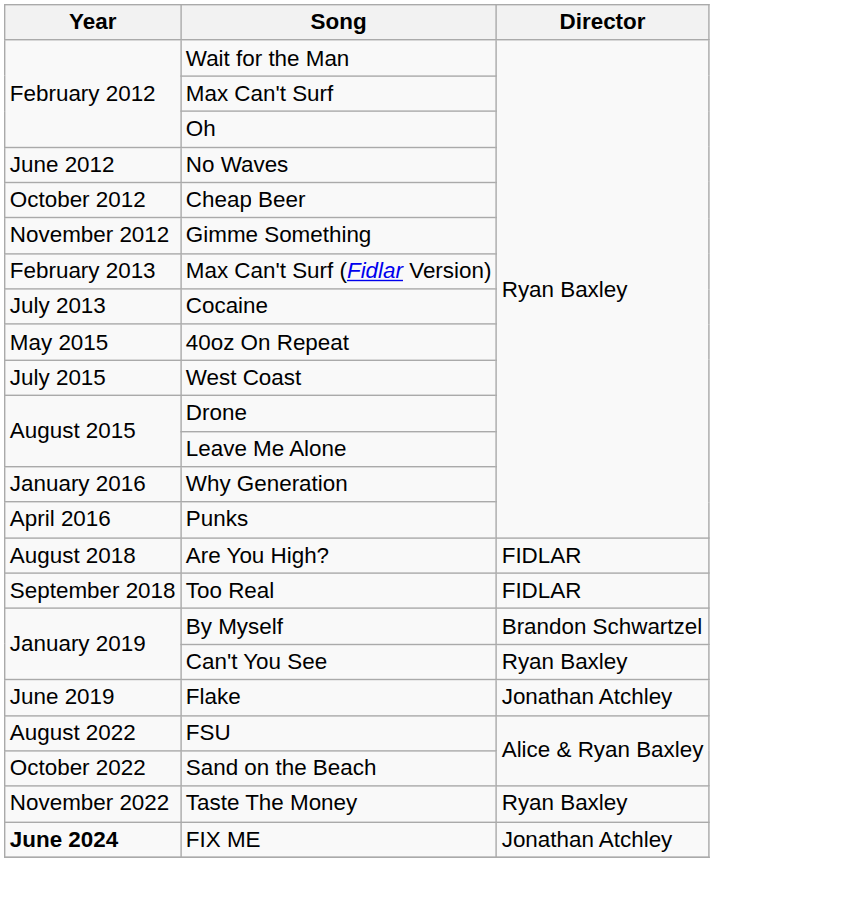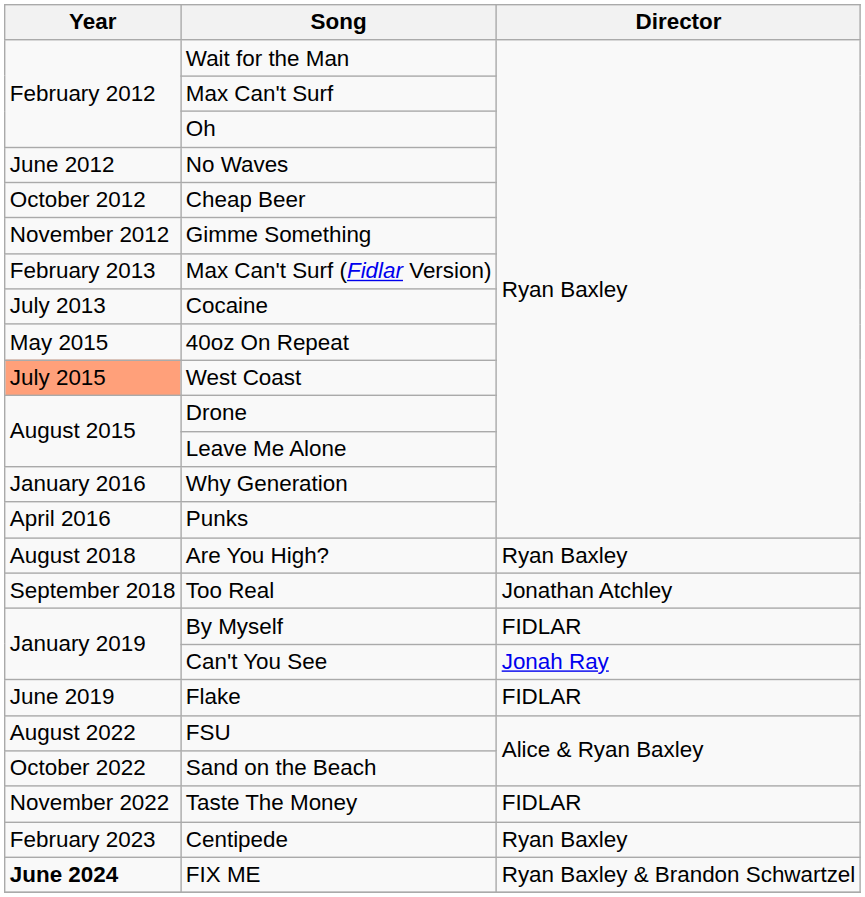(58, 377) no background -> (58, 377) lightsalmon background
(542, 555) FIDLAR -> (565, 555) Ryan Baxley
(542, 590) FIDLAR -> (587, 590) Jonathan Atchley
(602, 626) Brandon Schwartzel -> (542, 626) FIDLAR
(565, 661) Ryan Baxley -> (555, 661) Jonah Ray
(587, 697) Jonathan Atchley -> (542, 697) FIDLAR
(565, 803) Ryan Baxley -> (542, 803) FIDLAR
+ row: (237, 839)
(587, 839) Jonathan Atchley -> (679, 874) Ryan Baxley & Brandon Schwartzel
